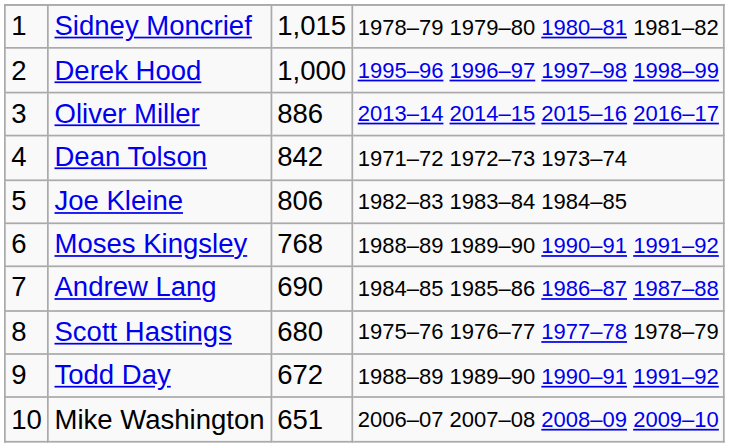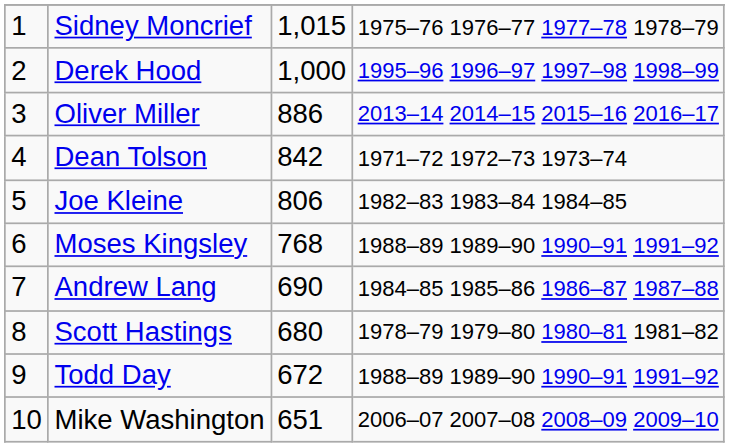(538, 27) 1978–79 1979–80 1980–81 1981–82 -> (538, 27) 1975–76 1976–77 1977–78 1978–79
(538, 332) 1975–76 1976–77 1977–78 1978–79 -> (538, 332) 1978–79 1979–80 1980–81 1981–82
